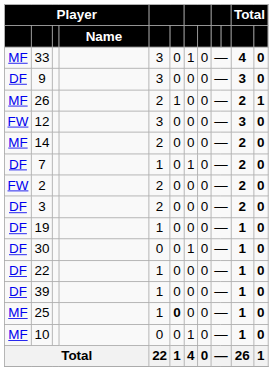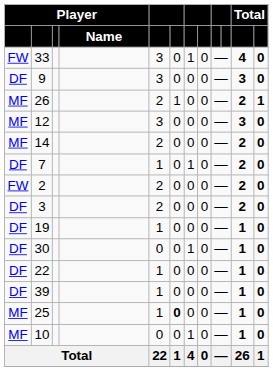(18, 57) MF -> (18, 57) FW
(18, 121) FW -> (18, 121) MF
